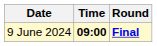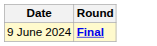- column: (92, 13)
